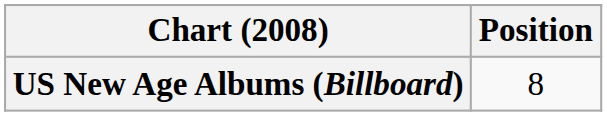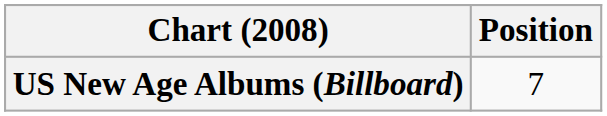(536, 83) 8 -> (536, 83) 7
